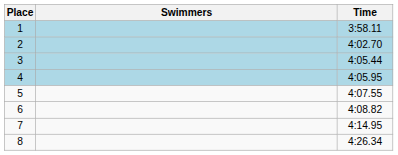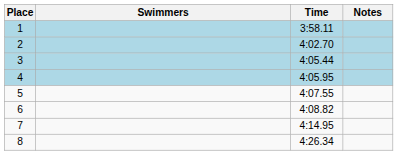+ column: (368, 12)
